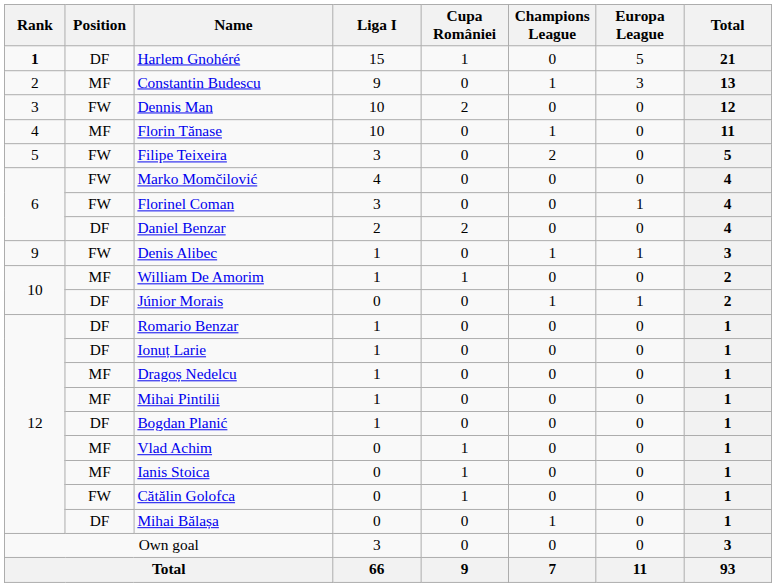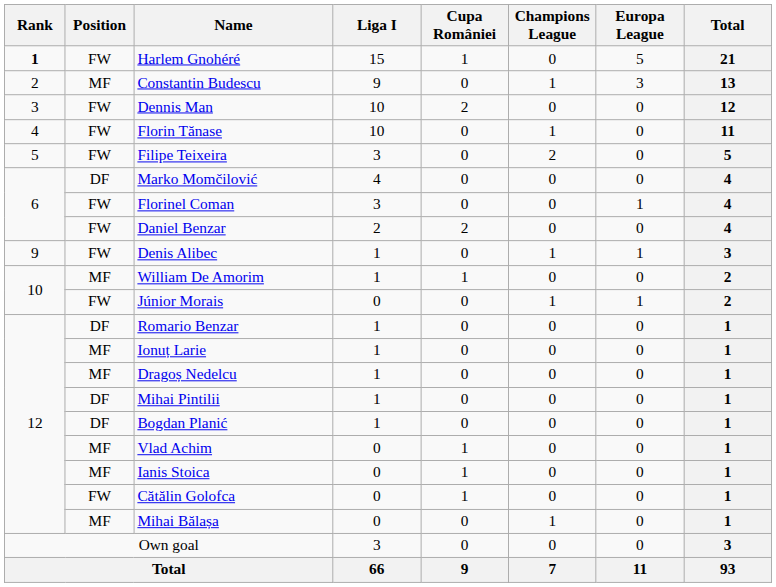(100, 58) DF -> (100, 58) FW
(100, 131) MF -> (100, 131) FW
(100, 180) FW -> (100, 180) DF
(100, 228) DF -> (100, 228) FW
(100, 301) DF -> (100, 301) FW
(100, 350) DF -> (100, 350) MF
(100, 399) MF -> (100, 399) DF
(100, 521) DF -> (100, 521) MF
